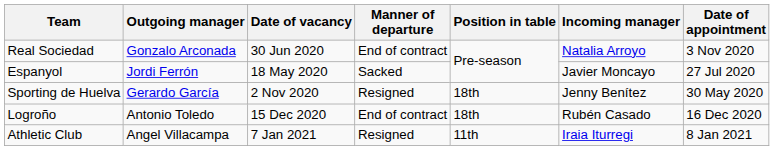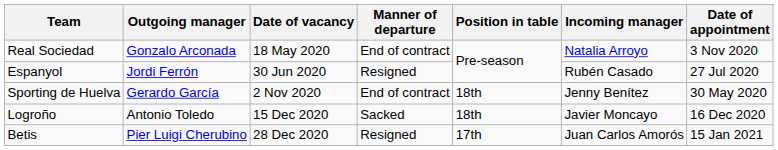(287, 51) 30 Jun 2020 -> (291, 51) 18 May 2020
(289, 72) 18 May 2020 -> (290, 72) 30 Jun 2020
(380, 72) Sacked -> (388, 72) Resigned
(609, 72) Javier Moncayo -> (609, 72) Rubén Casado
(386, 93) Resigned -> (405, 93) End of contract
(403, 114) End of contract -> (382, 114) Sacked
(606, 114) Rubén Casado -> (611, 114) Javier Moncayo
+ row: (22, 135)
- row: (45, 135)
